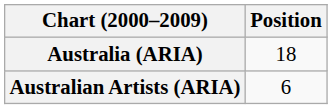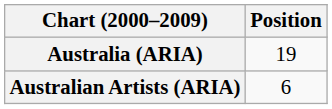(286, 53) 18 -> (286, 53) 19
